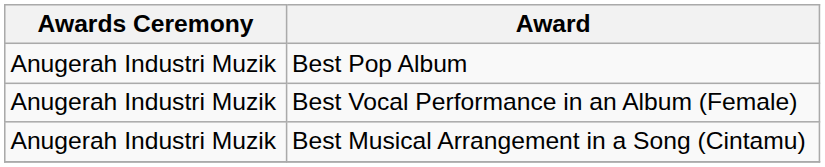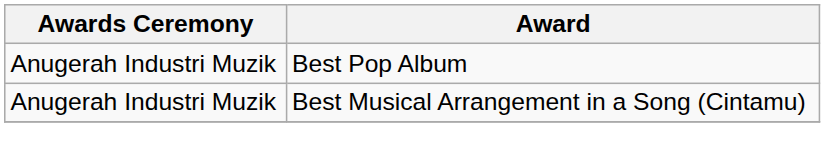- row: (545, 102)
